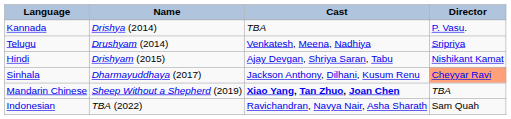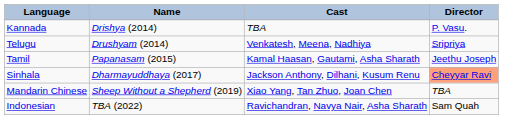+ row: (18, 59)
- row: (18, 59)
(323, 91) bold -> (319, 91) normal
